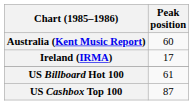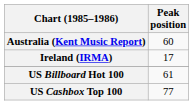(168, 91) 87 -> (168, 91) 77
